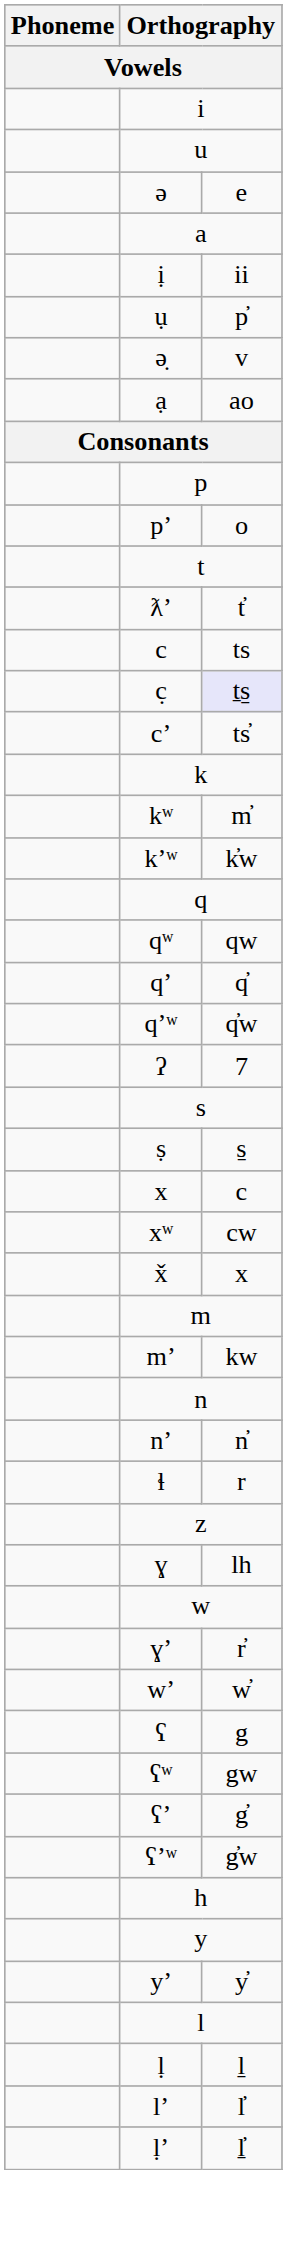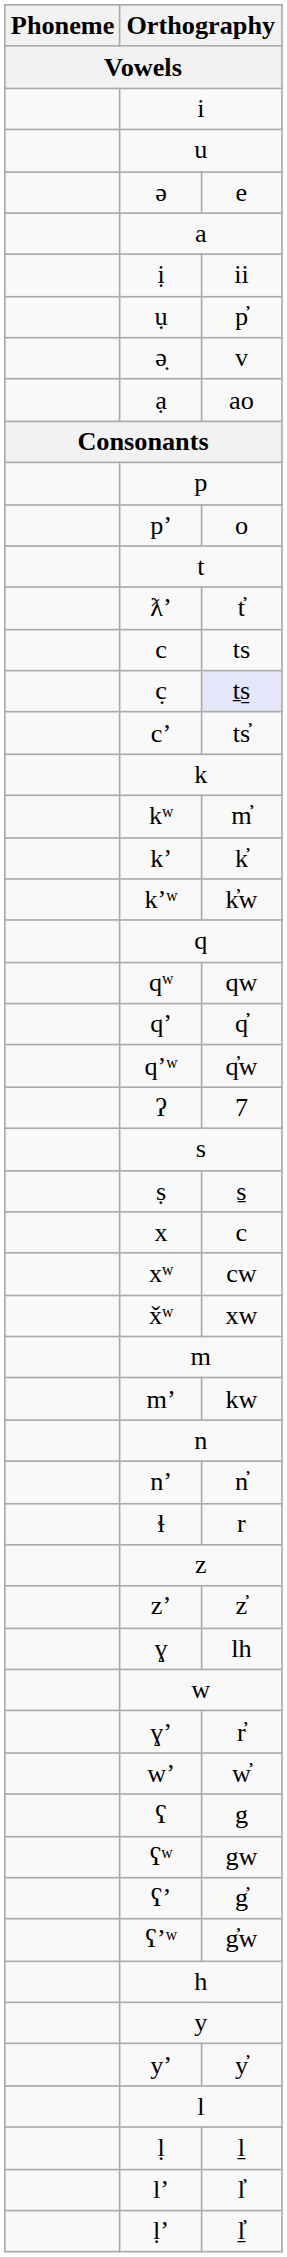+ row: (161, 857)
- row: (161, 1273)
+ row: (161, 1315)
+ row: (161, 1606)
